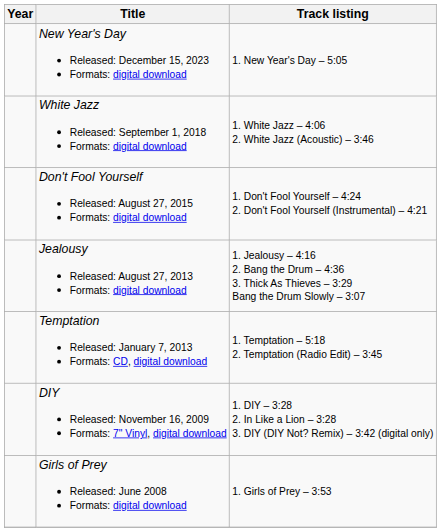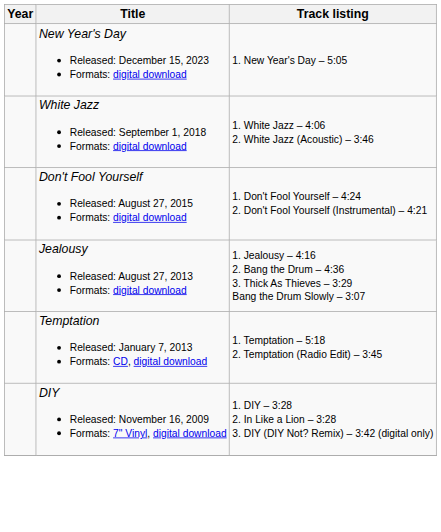- row: (133, 485)
